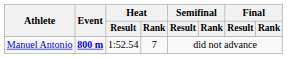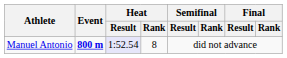(123, 45) no background -> (123, 45) lavender background
(154, 45) 7 -> (154, 45) 8
